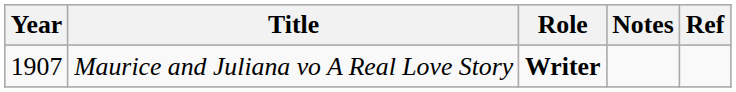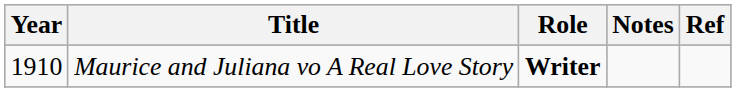(37, 65) 1907 -> (37, 65) 1910
